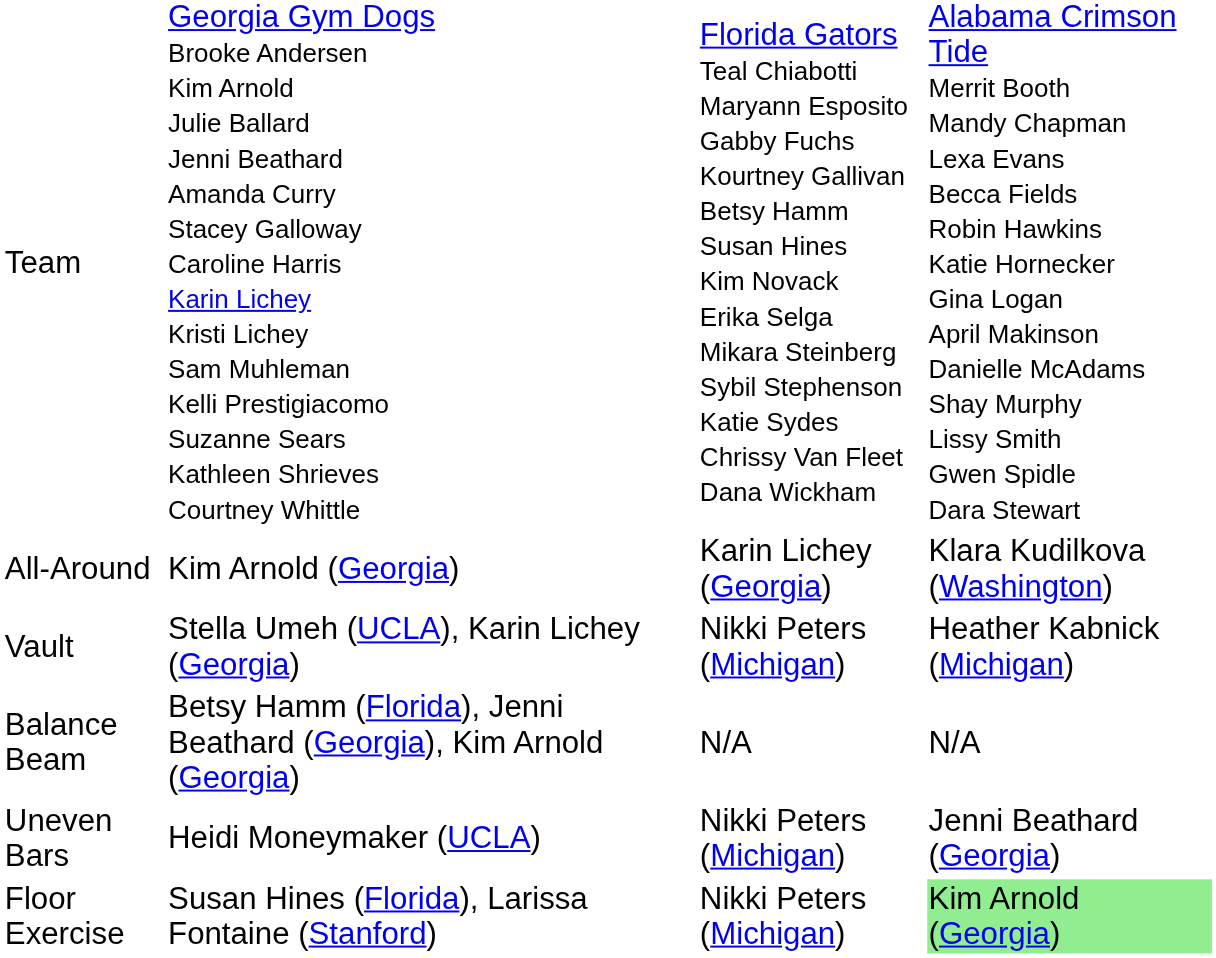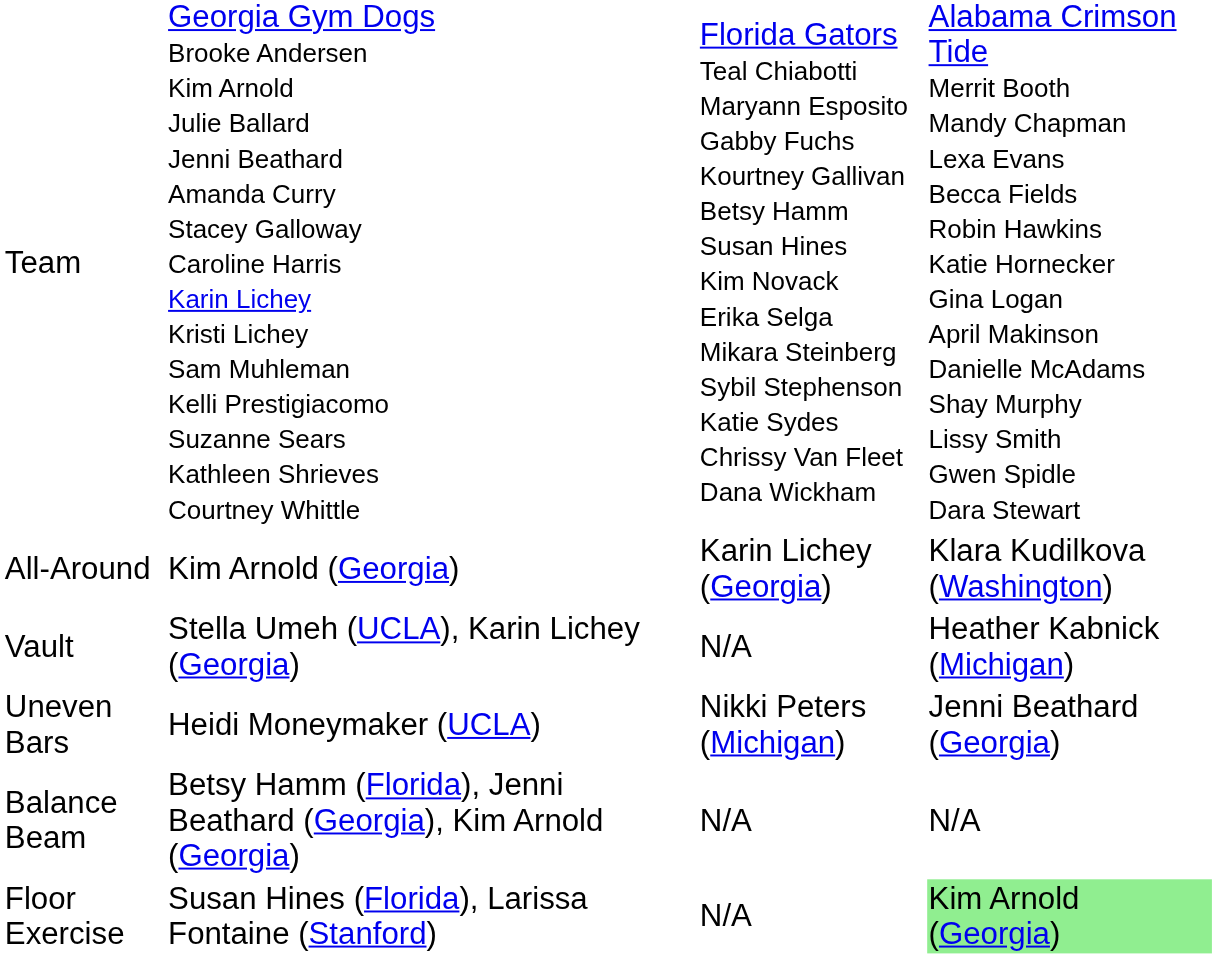(783, 646) Nikki Peters (Michigan) -> (726, 646) N/A
rows swapped: (59, 837) <-> (61, 742)
(783, 915) Nikki Peters (Michigan) -> (726, 915) N/A
